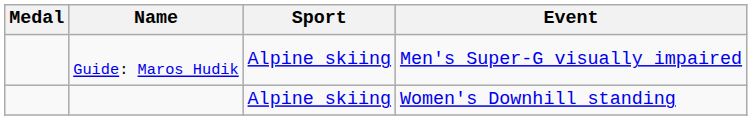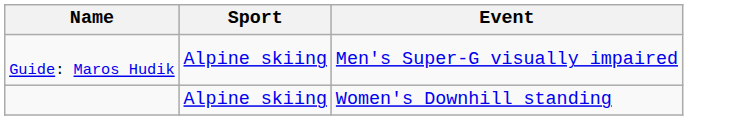- column: (37, 20)
